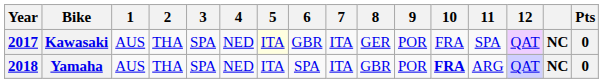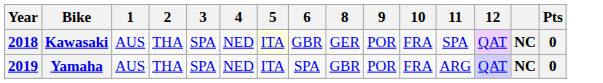- column: (341, 17)
(23, 41) 2017 -> (23, 41) 2018
(23, 66) 2018 -> (23, 66) 2019
(449, 66) bold -> (418, 66) normal
